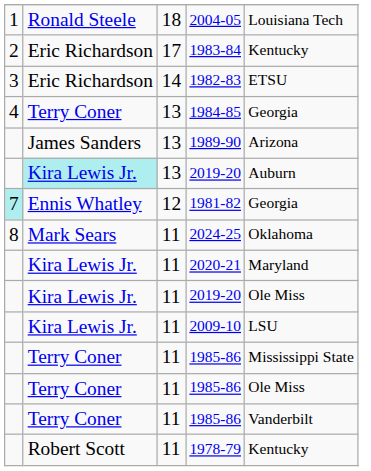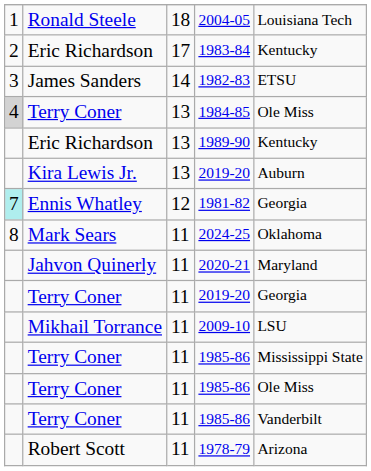(90, 81) Eric Richardson -> (84, 81) James Sanders
(14, 111) no background -> (14, 111) lightgrey background
(273, 111) Georgia -> (286, 111) Ole Miss
(84, 142) James Sanders -> (90, 142) Eric Richardson
(273, 142) Arizona -> (288, 142) Kentucky
(82, 173) paleturquoise background -> (82, 173) no background
(82, 265) Kira Lewis Jr. -> (92, 265) Jahvon Quinerly
(82, 296) Kira Lewis Jr. -> (75, 296) Terry Coner
(277, 296) Ole Miss -> (282, 296) Georgia
(82, 326) Kira Lewis Jr. -> (95, 326) Mikhail Torrance
(278, 449) Kentucky -> (282, 449) Arizona
